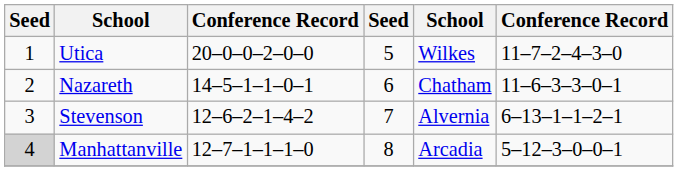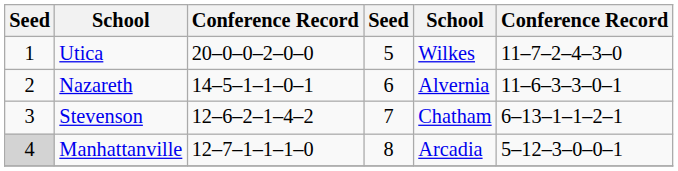(455, 85) Chatham -> (454, 85) Alvernia
(454, 117) Alvernia -> (455, 117) Chatham
